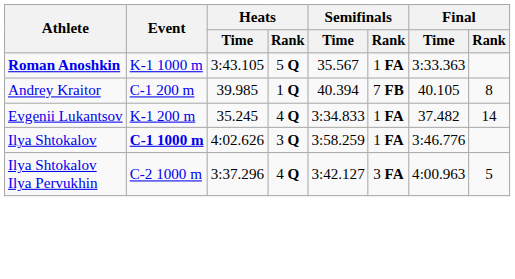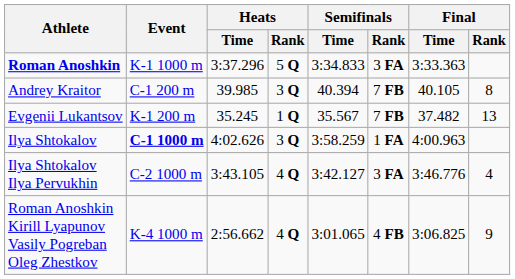(237, 65) 3:43.105 -> (237, 65) 3:37.296
(338, 65) 35.567 -> (338, 65) 3:34.833
(388, 65) 1 FA -> (388, 65) 3 FA
(288, 90) 1 Q -> (288, 90) 3 Q
(288, 115) 4 Q -> (288, 115) 1 Q
(338, 115) 3:34.833 -> (338, 115) 35.567
(388, 115) 1 FA -> (388, 115) 7 FB
(489, 115) 14 -> (489, 115) 13
(439, 140) 3:46.776 -> (439, 140) 4:00.963
(237, 174) 3:37.296 -> (237, 174) 3:43.105
(439, 174) 4:00.963 -> (439, 174) 3:46.776
(489, 174) 5 -> (489, 174) 4
+ row: (61, 235)
